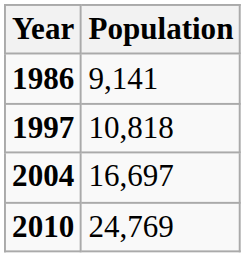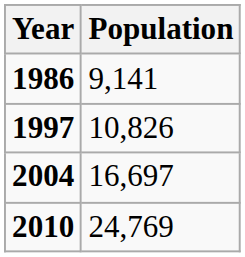(131, 127) 10,818 -> (131, 127) 10,826
